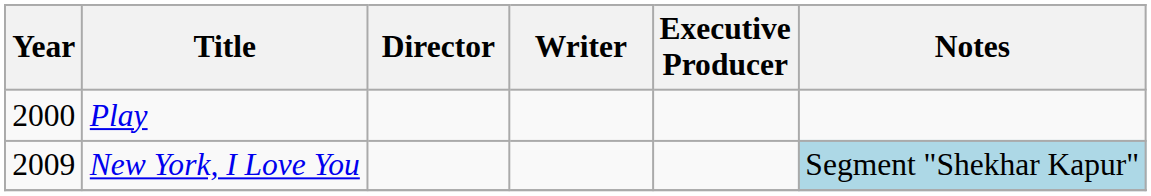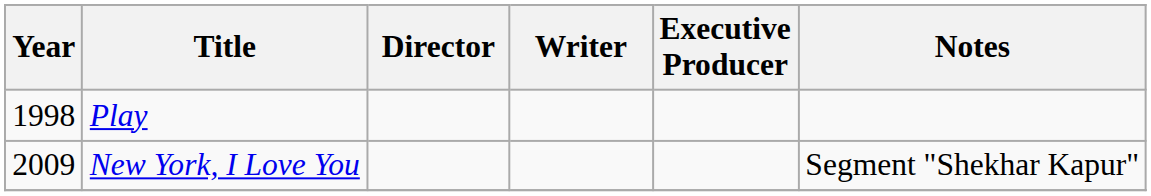(44, 114) 2000 -> (44, 114) 1998
(972, 164) lightblue background -> (972, 164) no background
